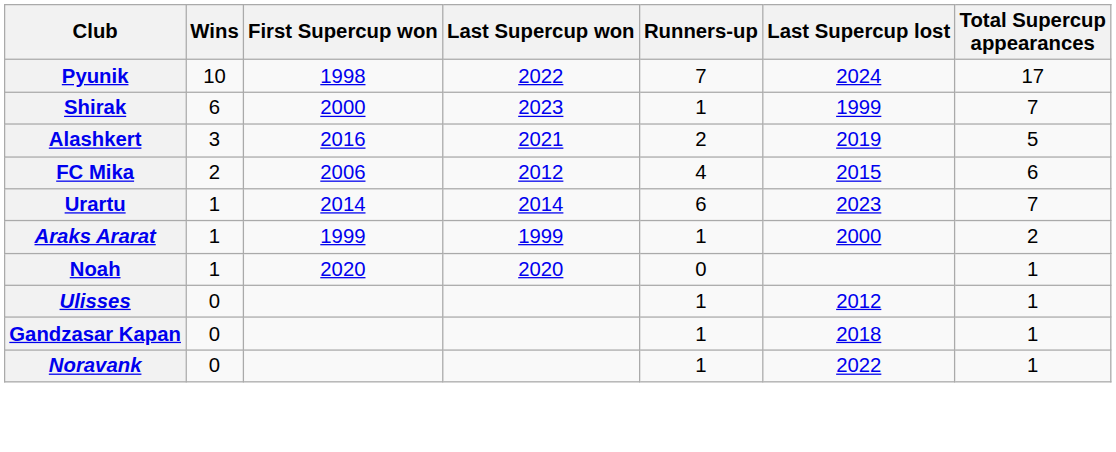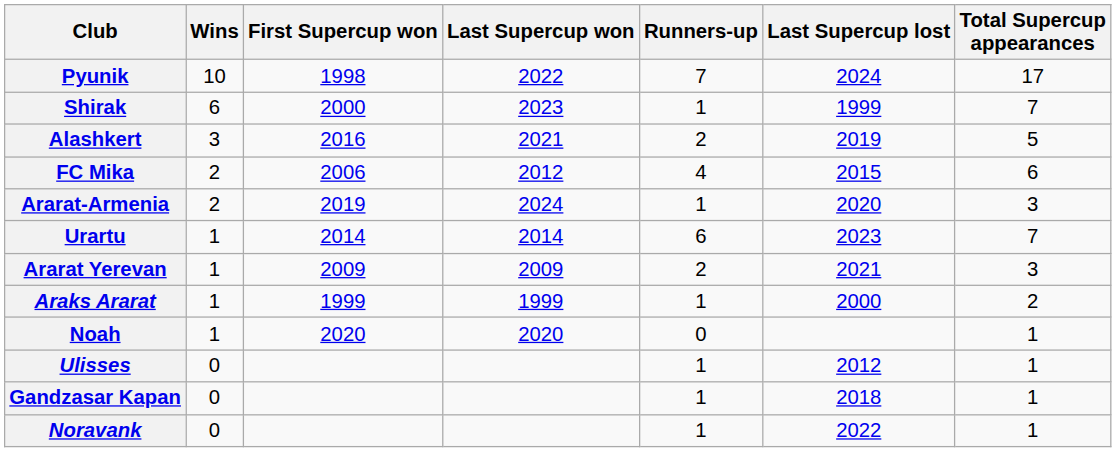+ row: (95, 204)
+ row: (95, 269)
